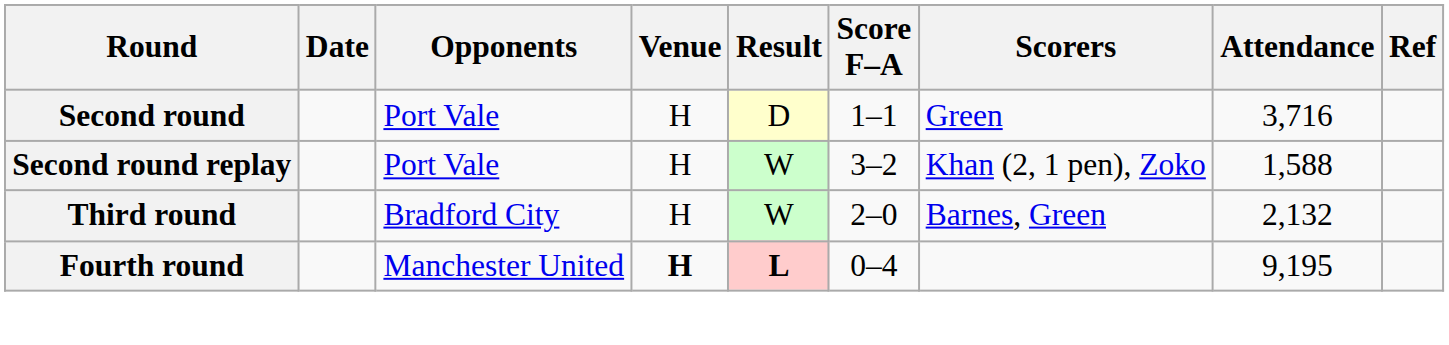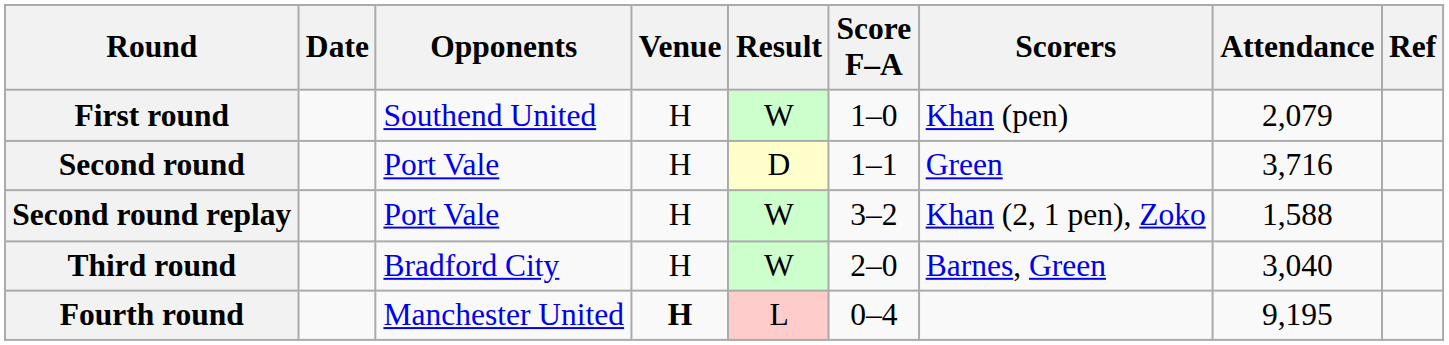+ row: (152, 114)
(1297, 214) 2,132 -> (1297, 264) 3,040
(779, 264) bold -> (779, 314) normal
